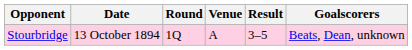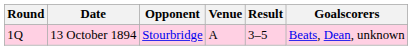columns swapped: (184, 14) <-> (38, 14)
